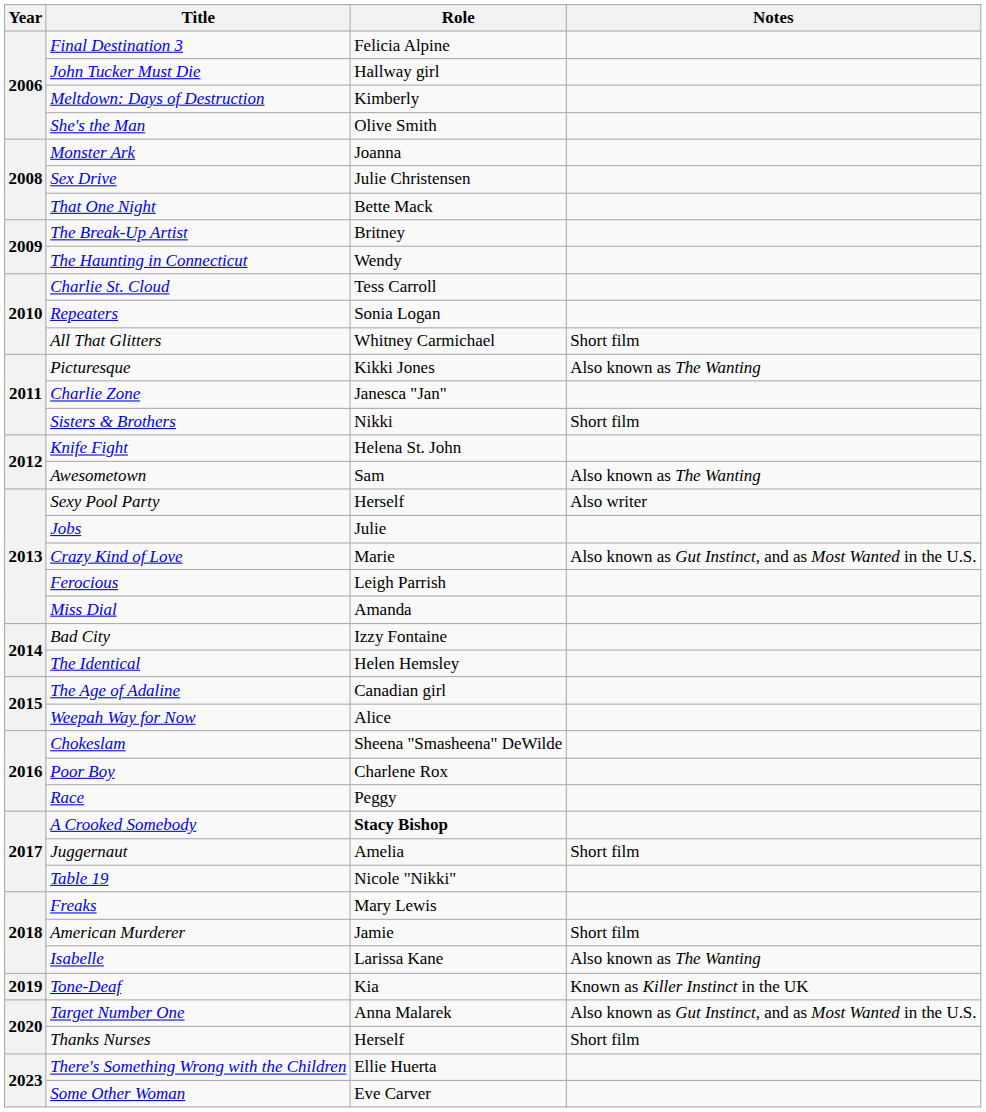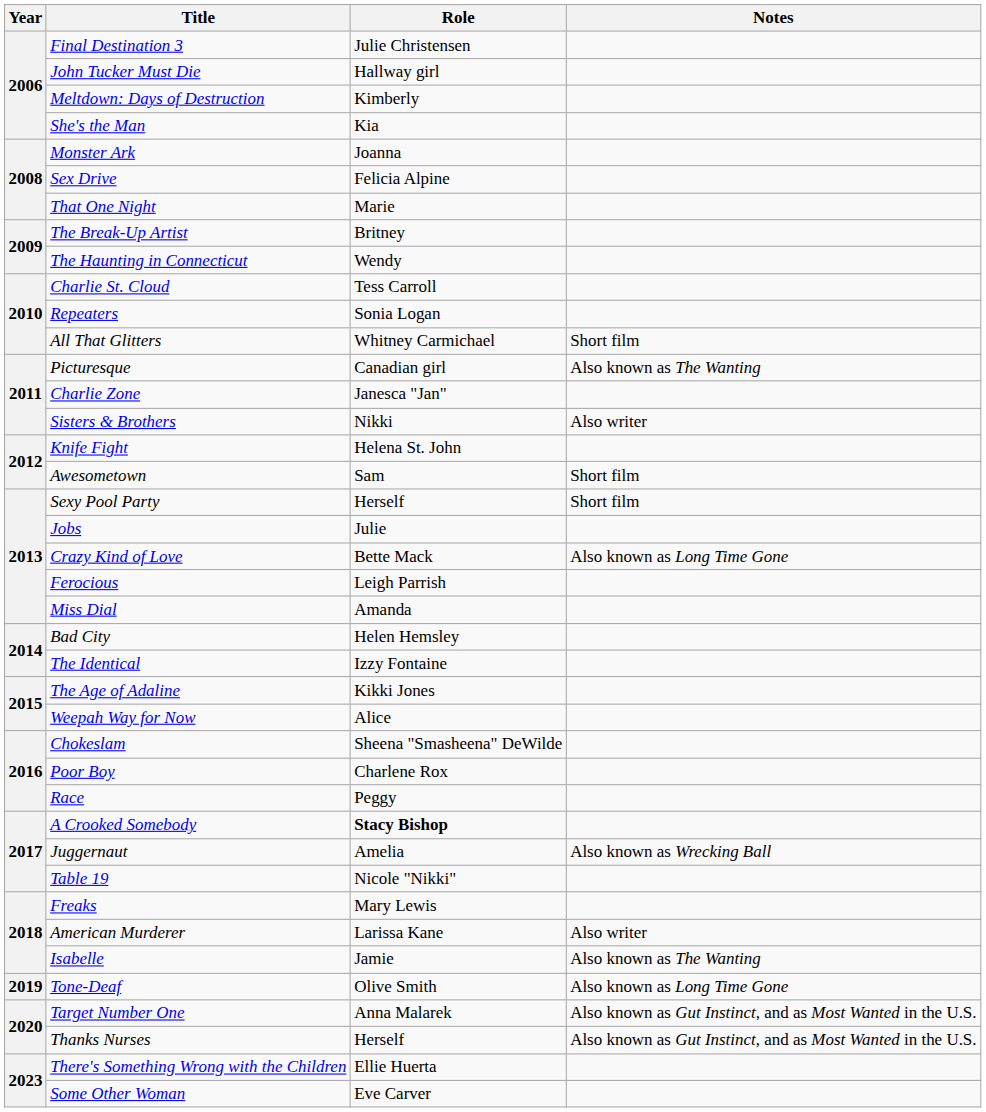(402, 44) Felicia Alpine -> (412, 44) Julie Christensen
(395, 125) Olive Smith -> (366, 125) Kia
(412, 179) Julie Christensen -> (402, 179) Felicia Alpine
(394, 206) Bette Mack -> (374, 206) Marie
(394, 367) Kikki Jones -> (400, 367) Canadian girl
(605, 421) Short film -> (609, 421) Also writer
(665, 475) Also known as The Wanting -> (605, 475) Short film
(609, 502) Also writer -> (605, 502) Short film
(374, 555) Marie -> (394, 555) Bette Mack
(773, 555) Also known as Gut Instinct, and as Most Wanted in the U.S. -> (679, 555) Also known as Long Time Gone
(401, 636) Izzy Fontaine -> (407, 636) Helen Hemsley
(407, 663) Helen Hemsley -> (401, 663) Izzy Fontaine
(400, 690) Canadian girl -> (394, 690) Kikki Jones
(605, 851) Short film -> (671, 851) Also known as Wrecking Ball
(374, 932) Jamie -> (399, 932) Larissa Kane
(605, 932) Short film -> (609, 932) Also writer
(399, 959) Larissa Kane -> (374, 959) Jamie
(366, 986) Kia -> (395, 986) Olive Smith
(689, 986) Known as Killer Instinct in the UK -> (679, 986) Also known as Long Time Gone
(605, 1040) Short film -> (773, 1040) Also known as Gut Instinct, and as Most Wanted in the U.S.
